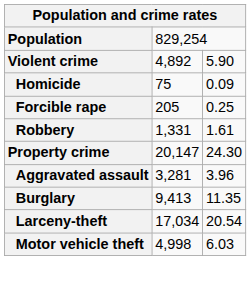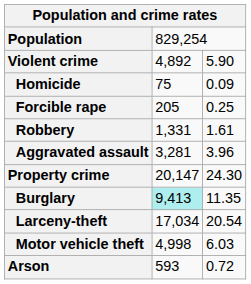rows swapped: (78, 175) <-> (59, 152)
(173, 198) no background -> (173, 198) paleturquoise background
+ row: (29, 267)
